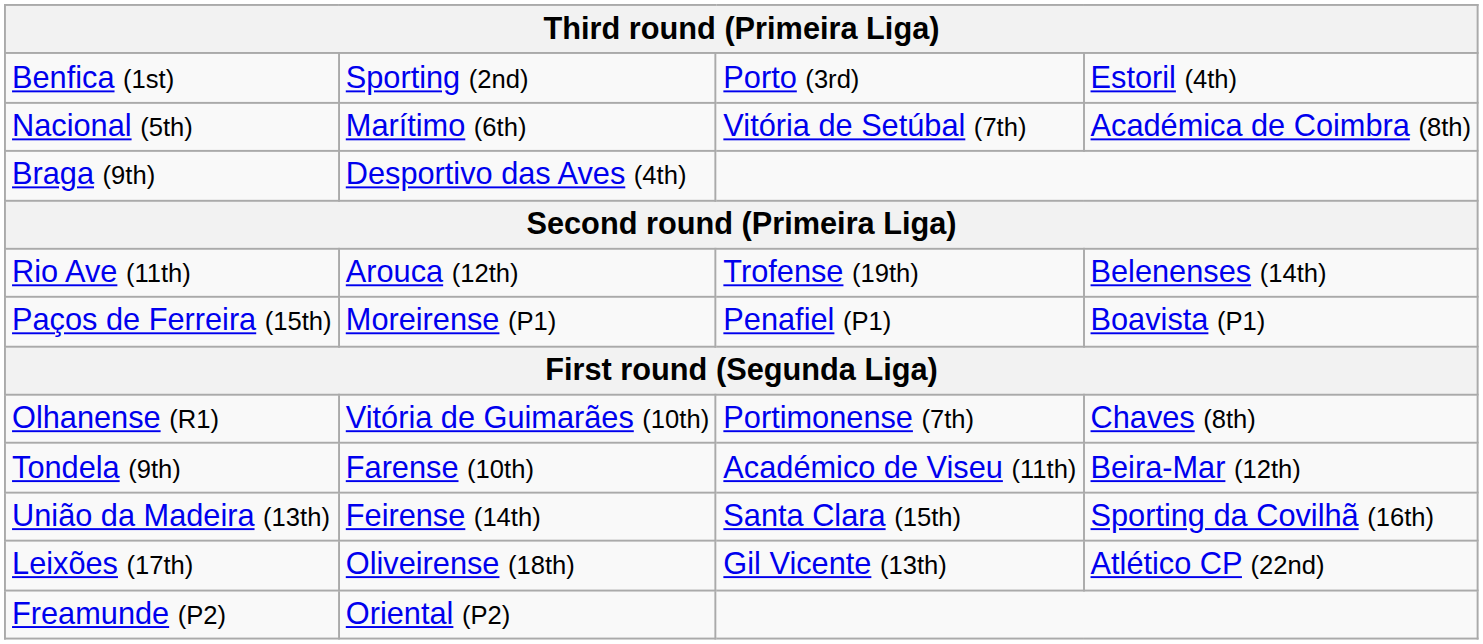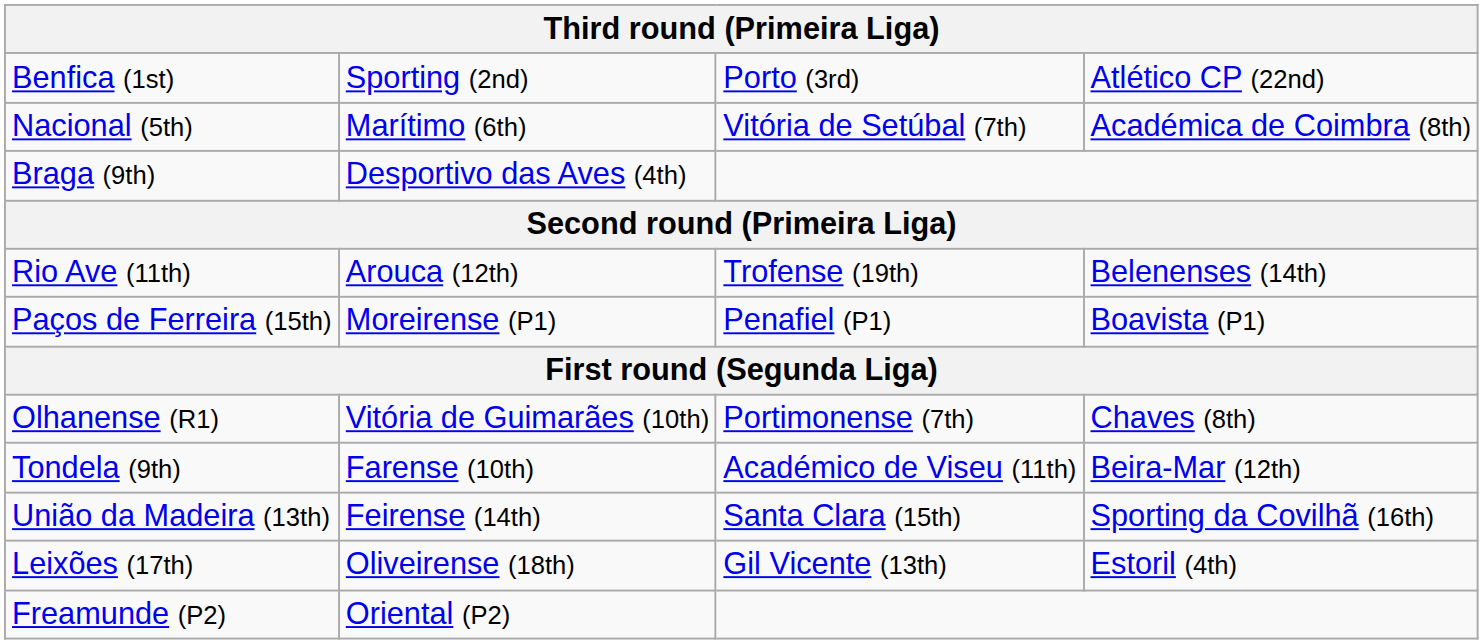(1164, 77) Estoril (4th) -> (1208, 77) Atlético CP (22nd)
(1208, 564) Atlético CP (22nd) -> (1164, 564) Estoril (4th)
